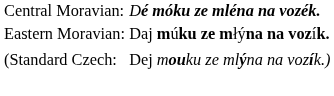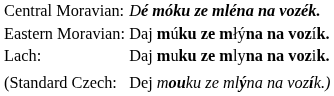+ row: (23, 56)
